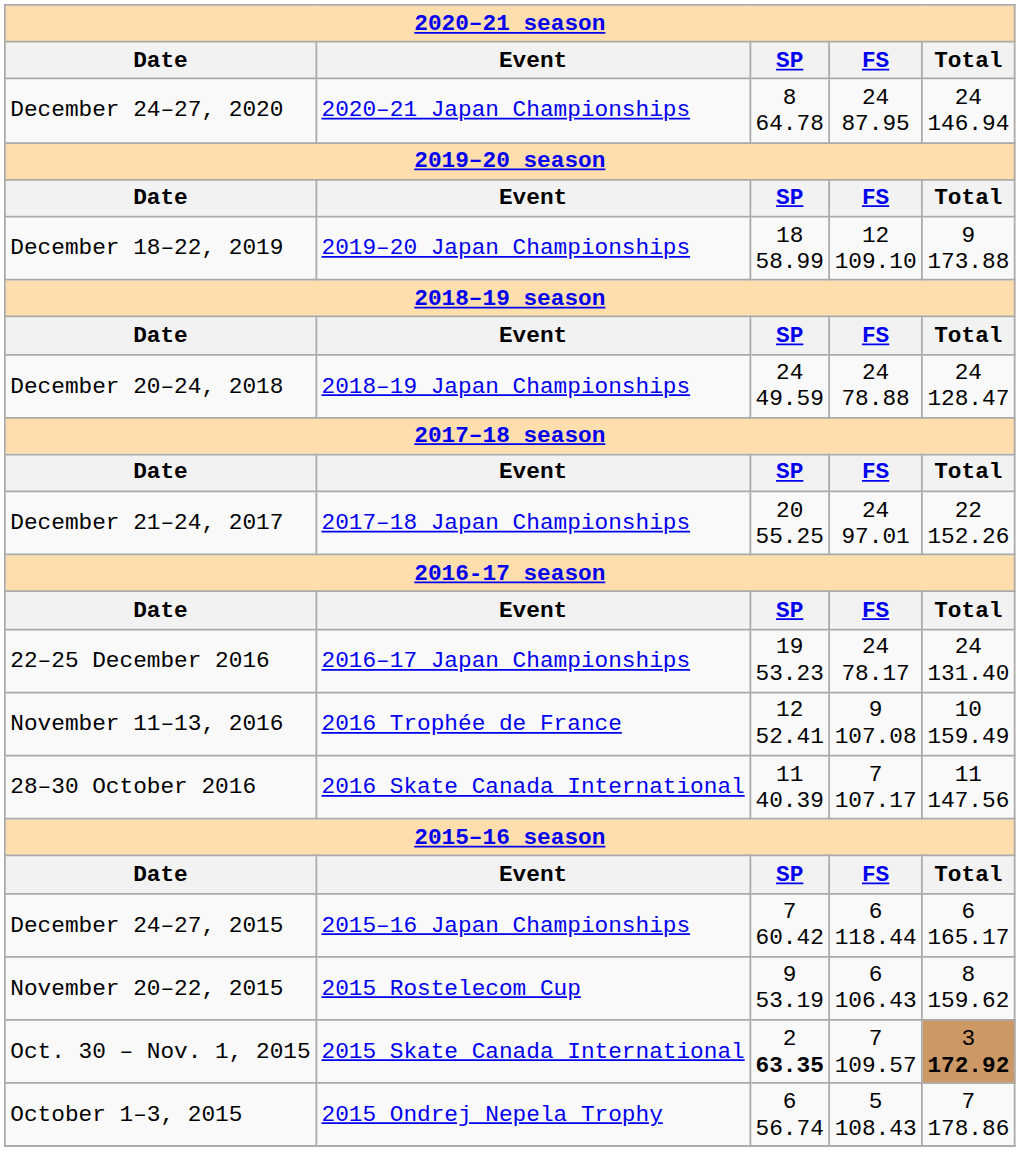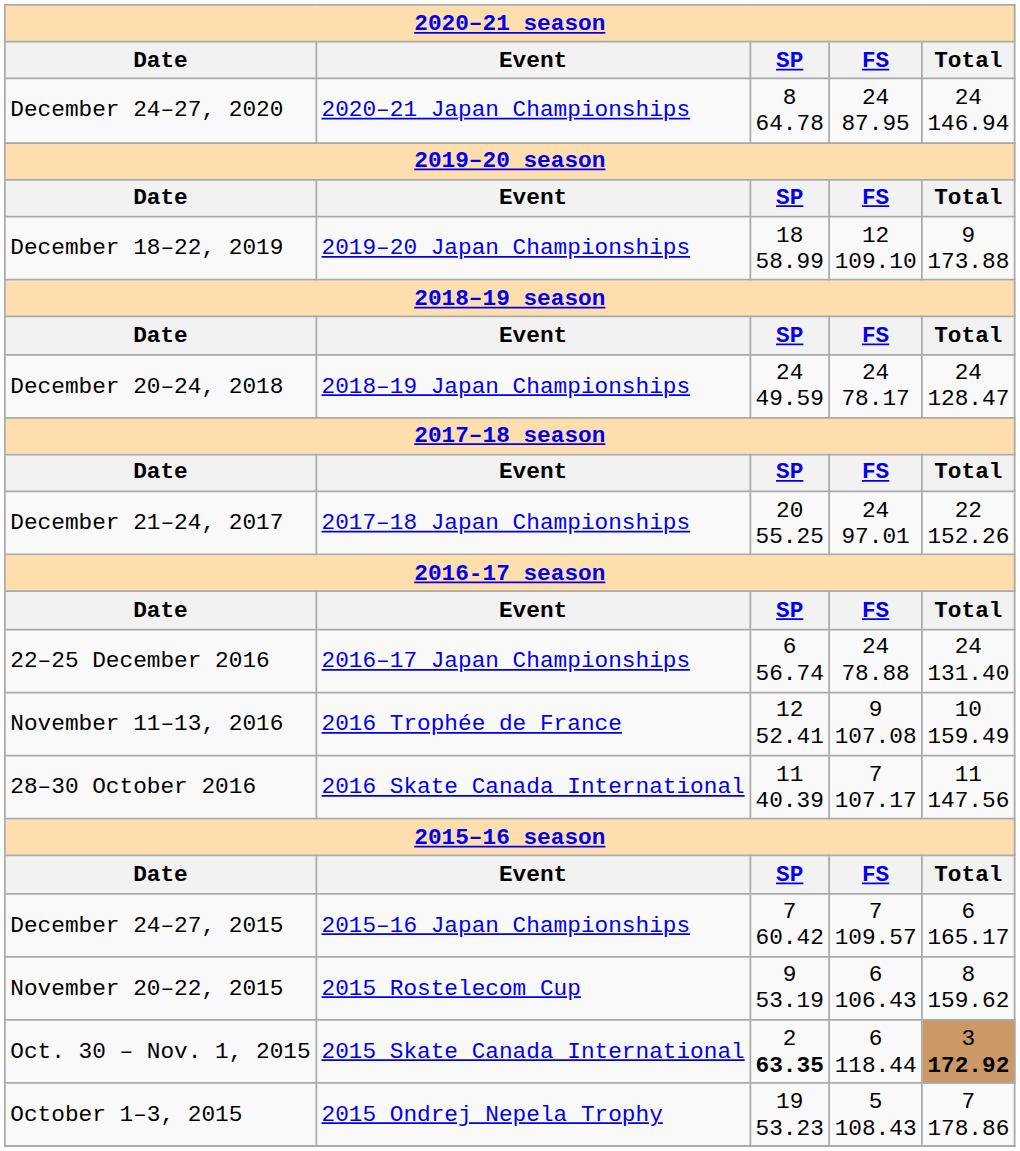(876, 386) 24 78.88 -> (876, 386) 24 78.17
(790, 661) 19 53.23 -> (790, 661) 6 56.74
(876, 661) 24 78.17 -> (876, 661) 24 78.88
(876, 925) 6 118.44 -> (876, 925) 7 109.57
(876, 1051) 7 109.57 -> (876, 1051) 6 118.44
(790, 1115) 6 56.74 -> (790, 1115) 19 53.23
